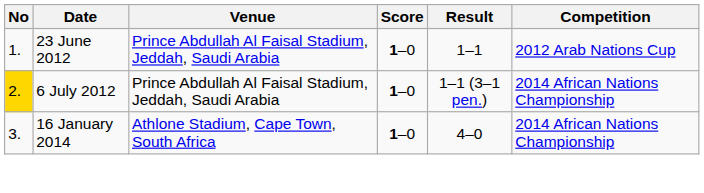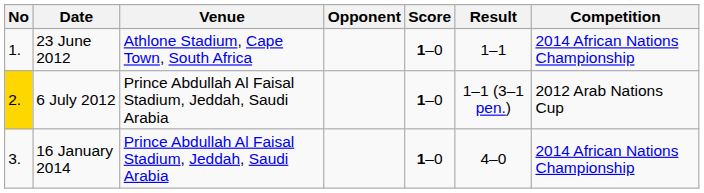+ column: (364, 16)
(250, 49) Prince Abdullah Al Faisal Stadium, Jeddah, Saudi Arabia -> (203, 49) Athlone Stadium, Cape Town, South Africa
(595, 49) 2012 Arab Nations Cup -> (607, 49) 2014 African Nations Championship
(587, 91) 2014 African Nations Championship -> (599, 99) 2012 Arab Nations Cup
(234, 132) Athlone Stadium, Cape Town, South Africa -> (209, 158) Prince Abdullah Al Faisal Stadium, Jeddah, Saudi Arabia
